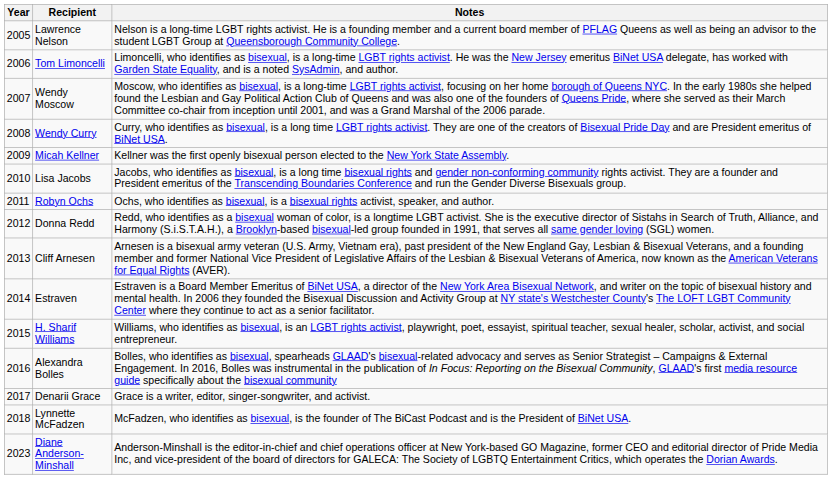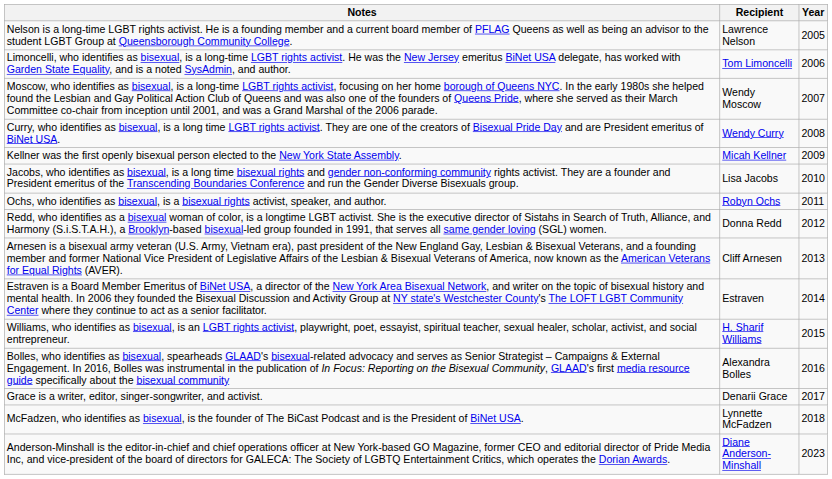columns swapped: (19, 12) <-> (470, 12)
